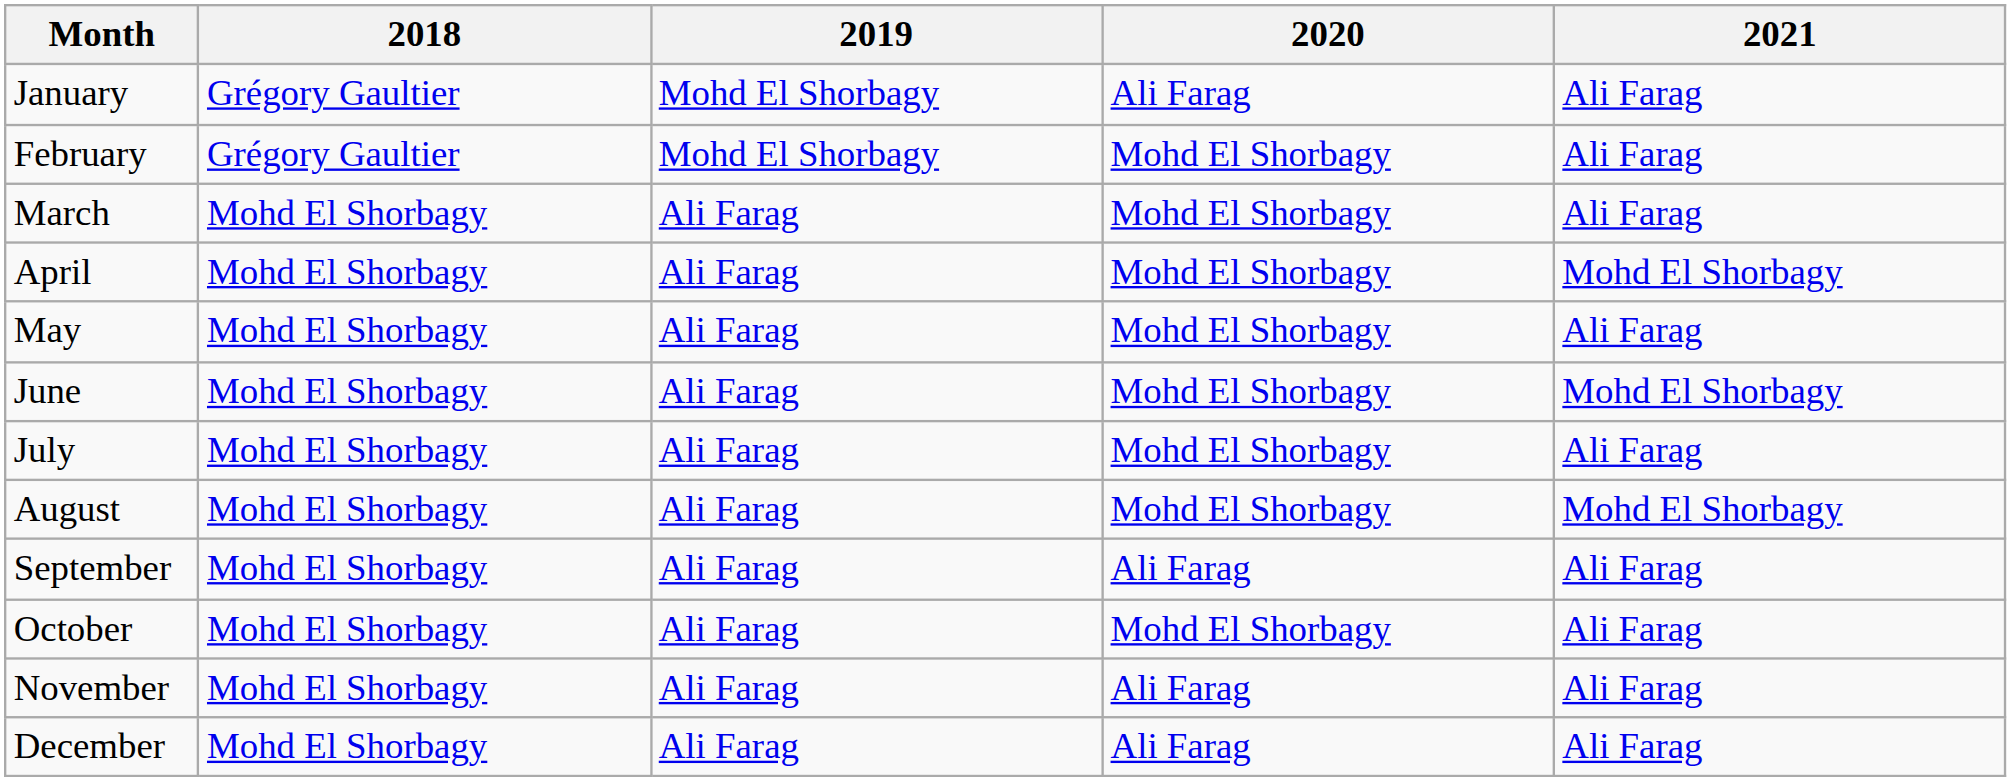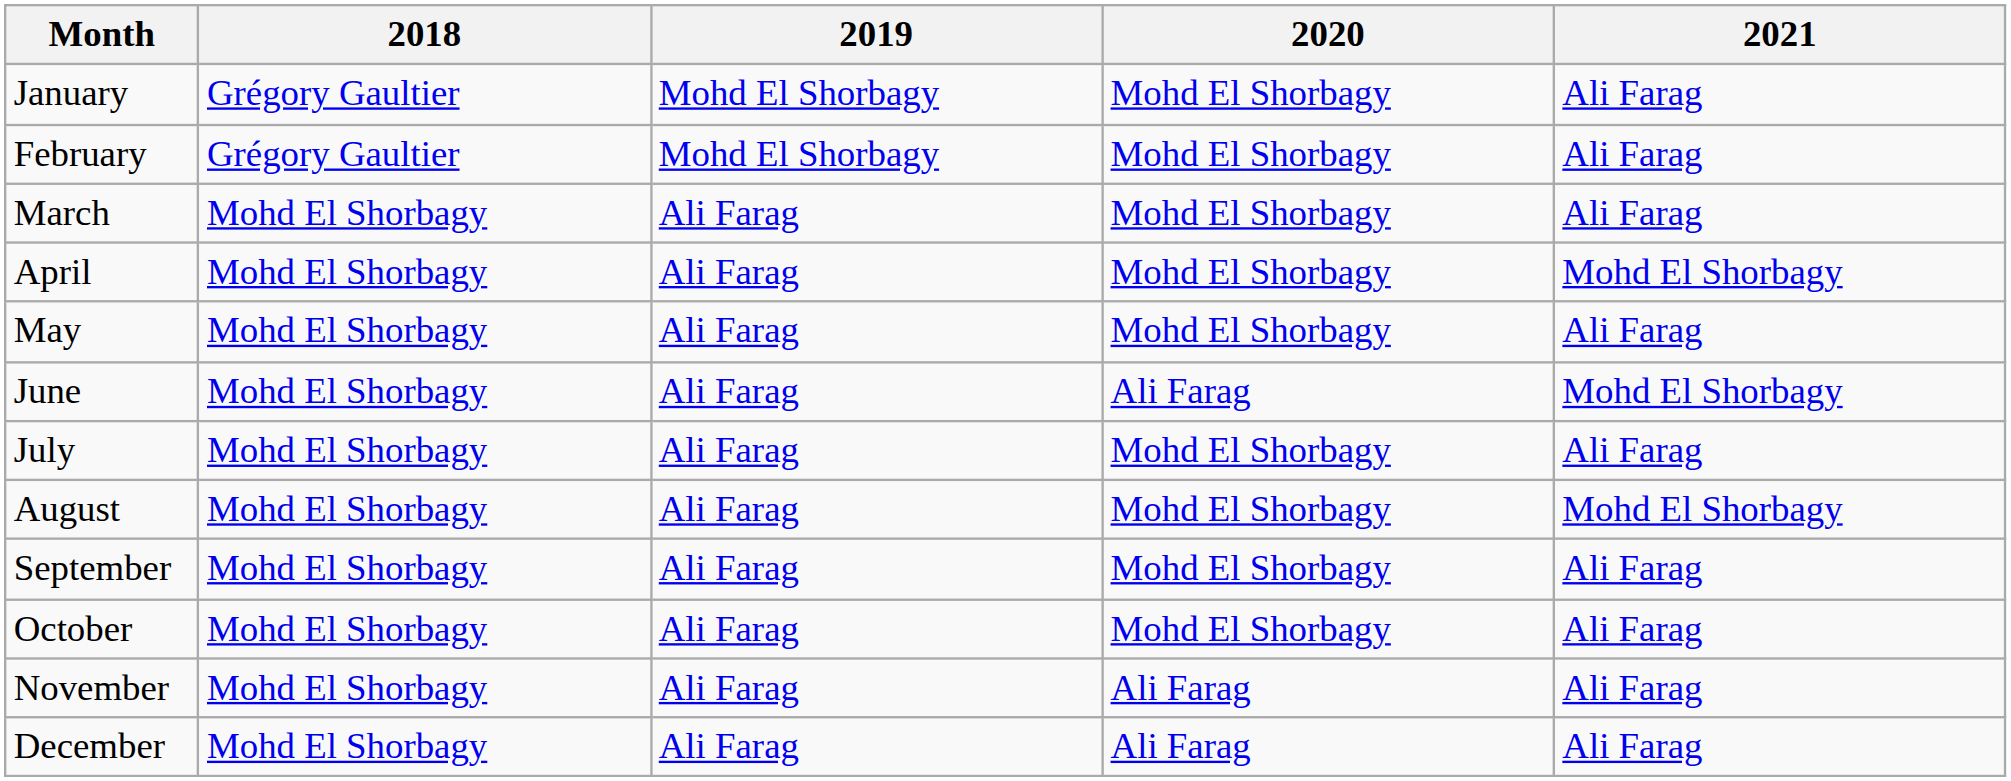(1181, 93) Ali Farag -> (1251, 93) Mohd El Shorbagy
(1251, 389) Mohd El Shorbagy -> (1181, 389) Ali Farag
(1181, 567) Ali Farag -> (1251, 567) Mohd El Shorbagy
